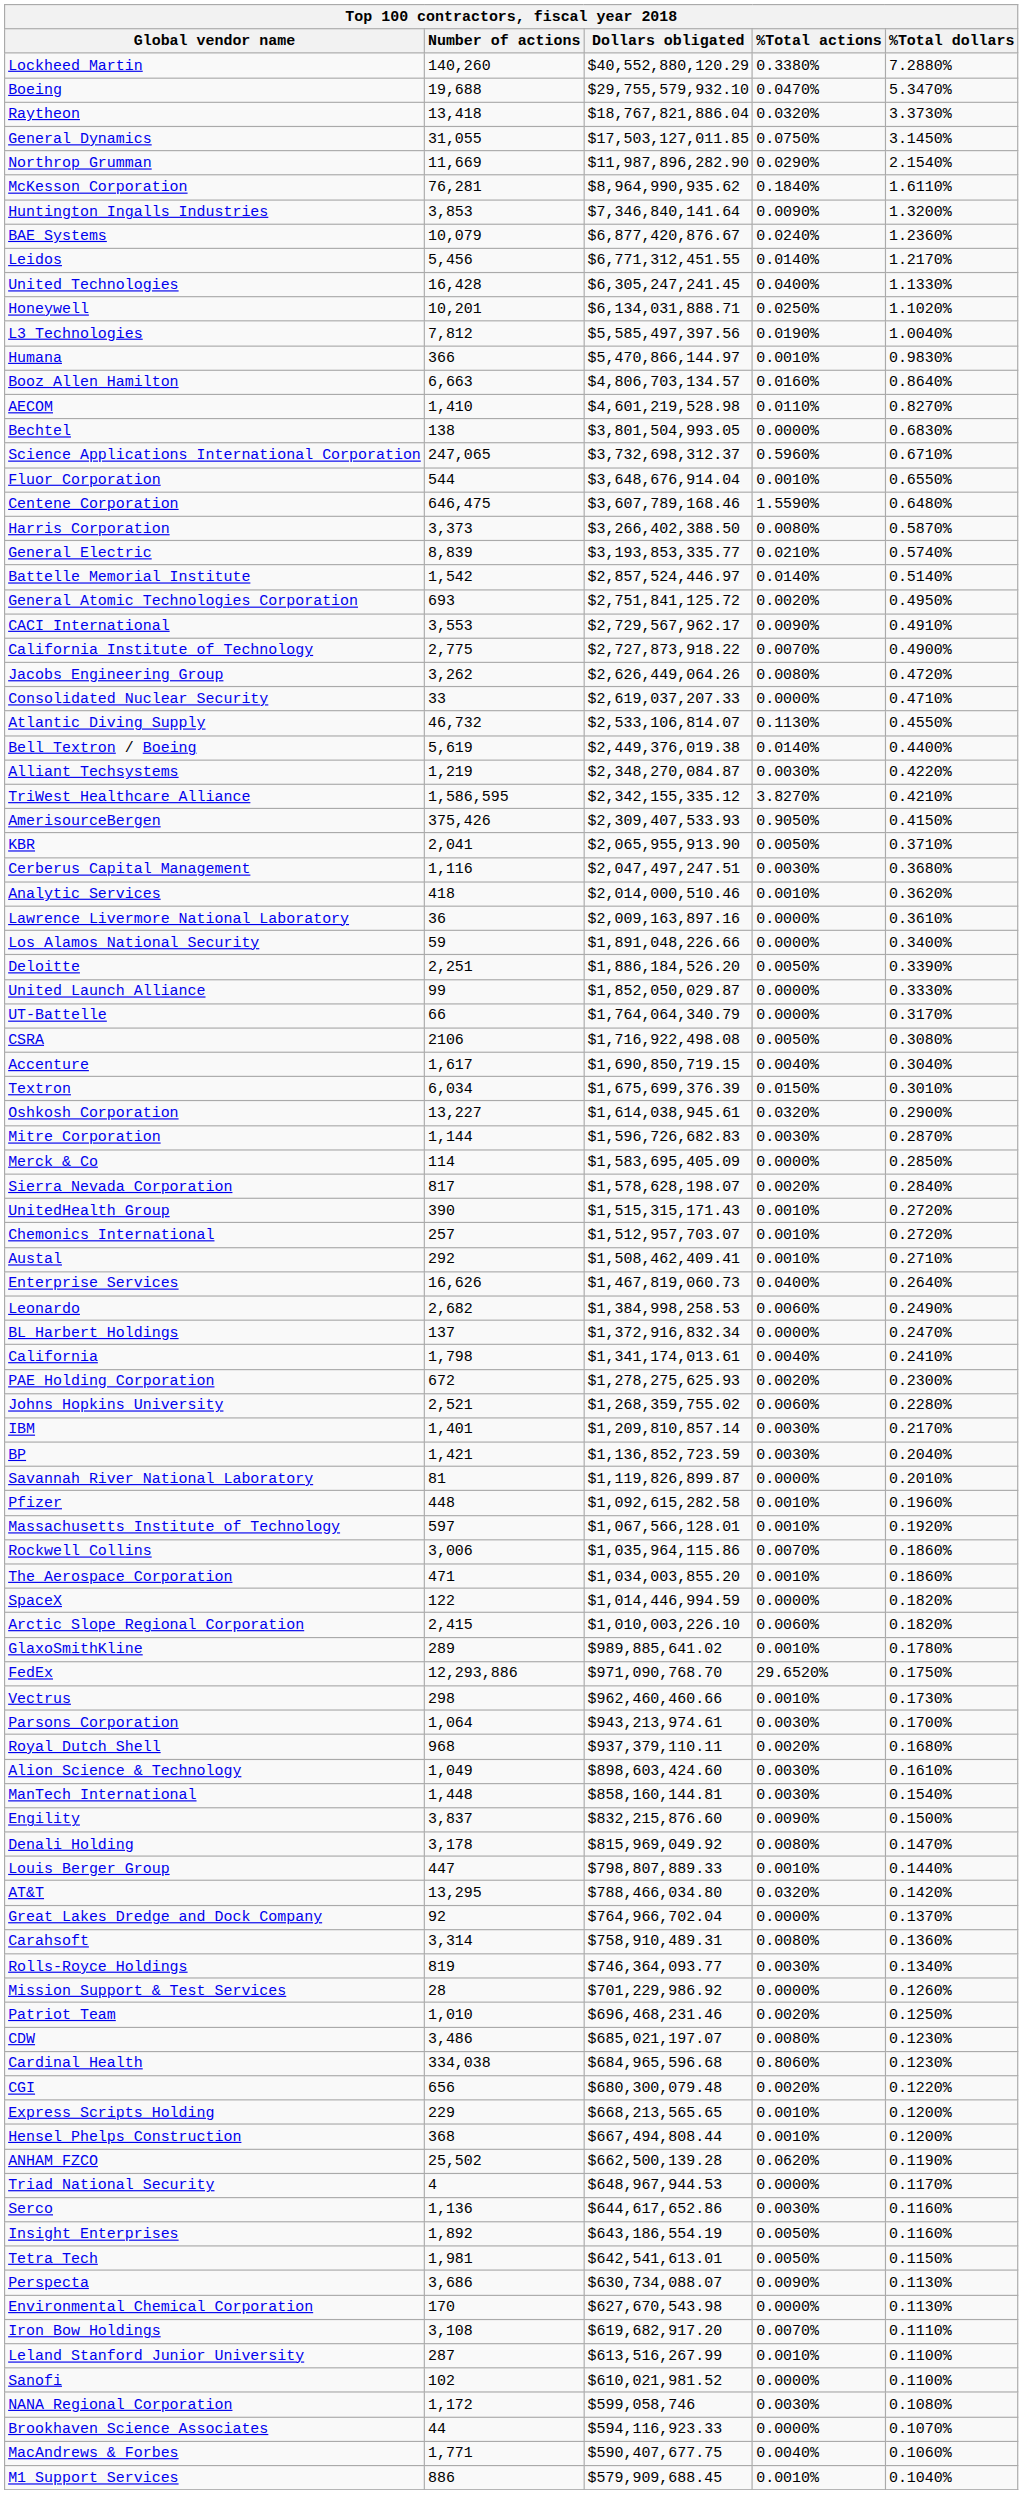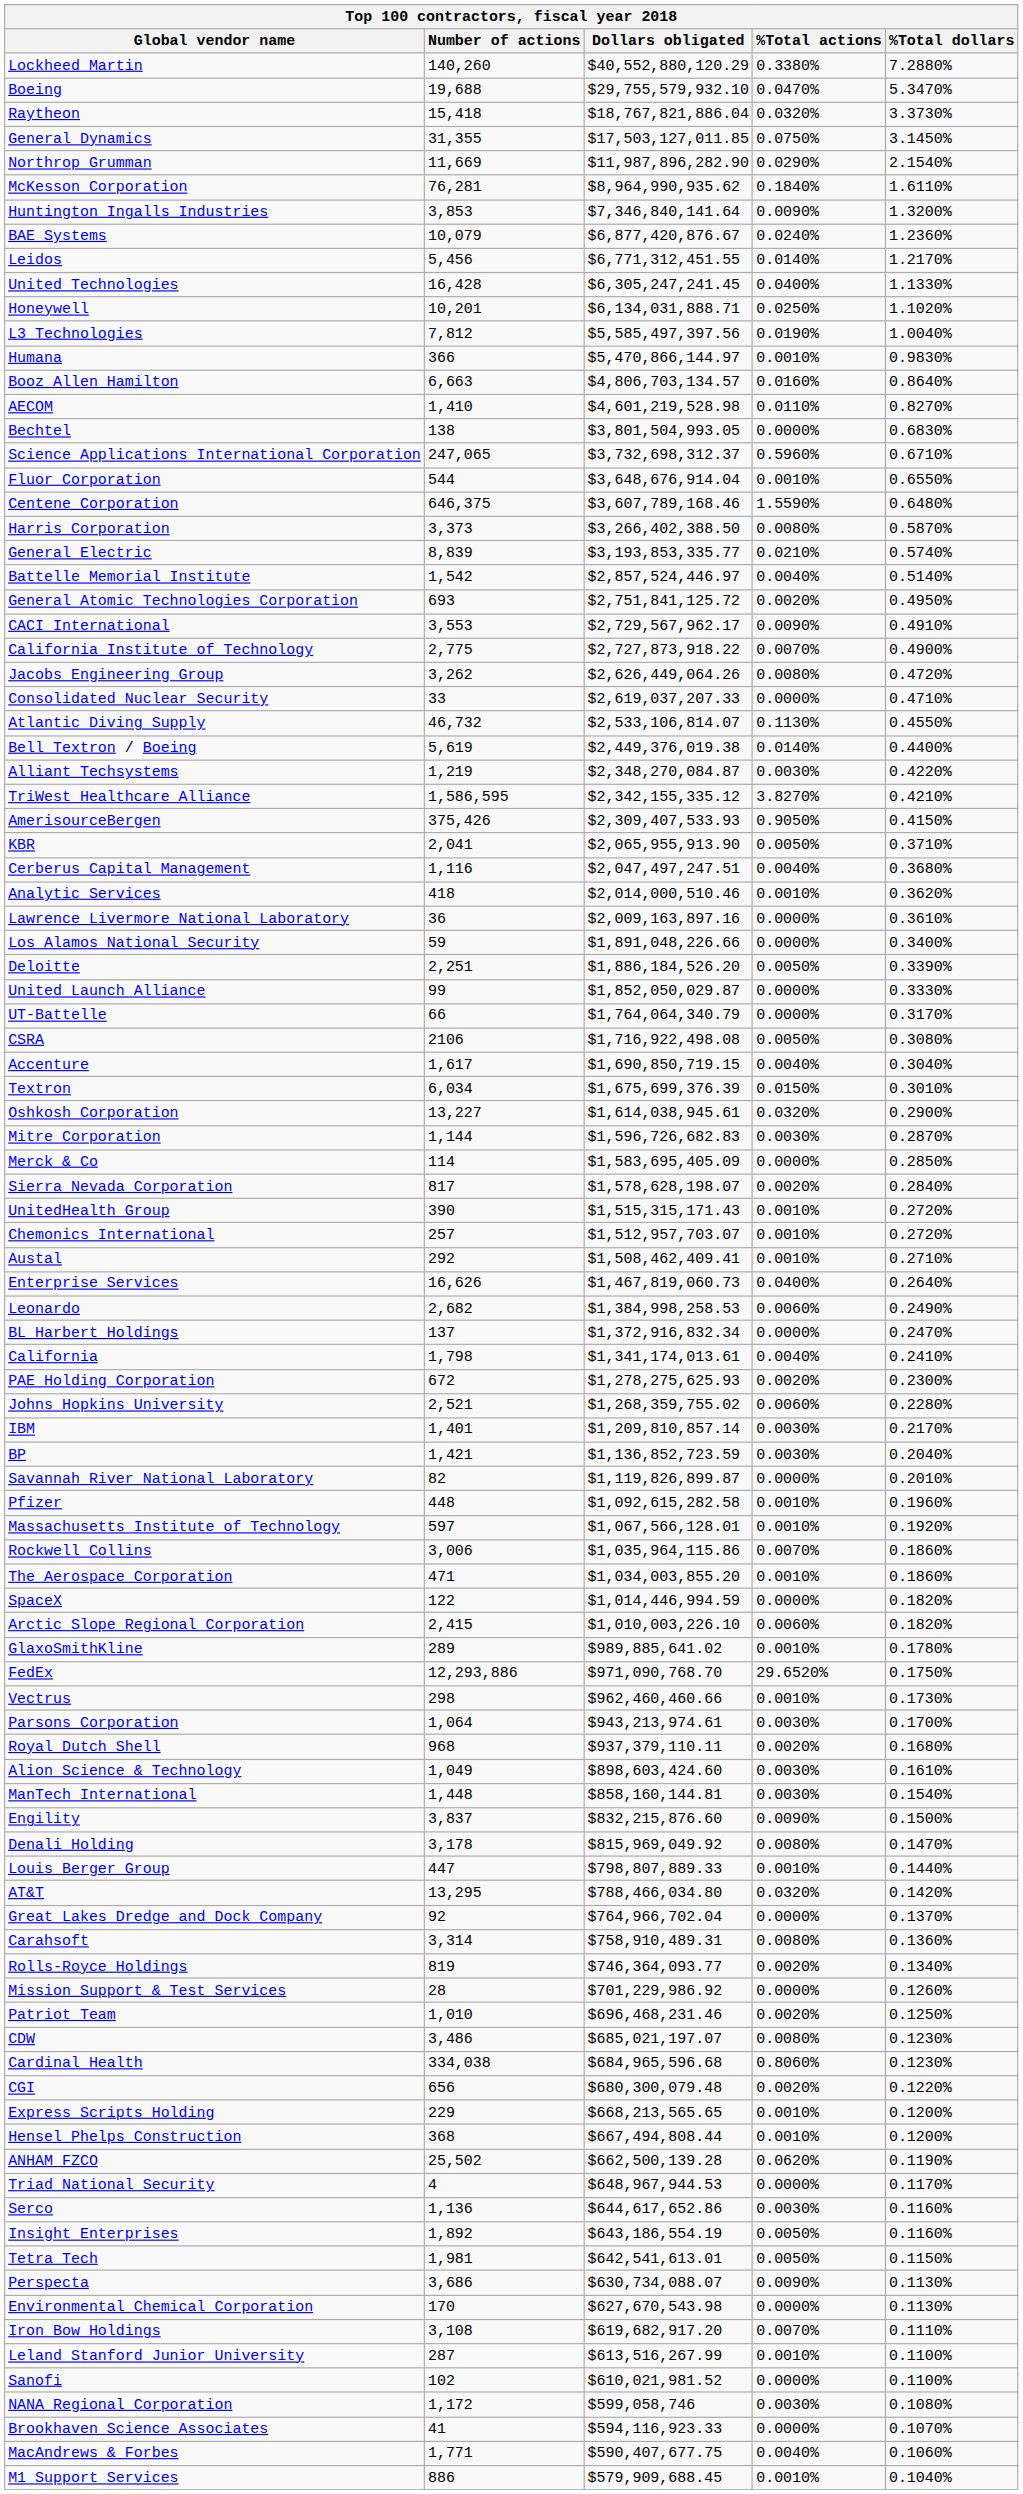(455, 114) 13,418 -> (455, 114) 15,418
(455, 139) 31,055 -> (455, 139) 31,355
(459, 504) 646,475 -> (459, 504) 646,375
(788, 577) 0.0140% -> (788, 577) 0.0040%
(788, 870) 0.0030% -> (788, 870) 0.0040%
(437, 1479) 81 -> (437, 1479) 82
(788, 1966) 0.0030% -> (788, 1966) 0.0020%
(437, 2429) 44 -> (437, 2429) 41
